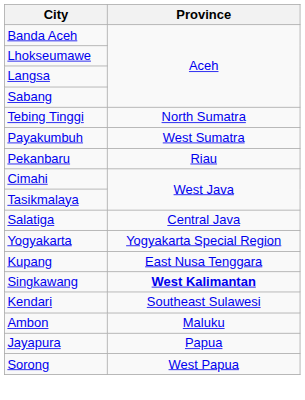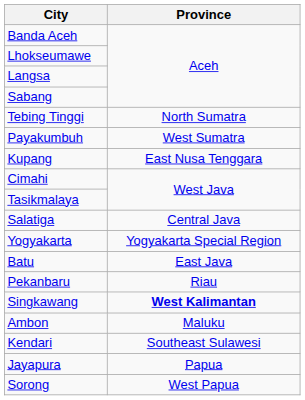rows swapped: (39, 158) <-> (30, 261)
+ row: (21, 261)
rows swapped: (30, 302) <-> (28, 323)
